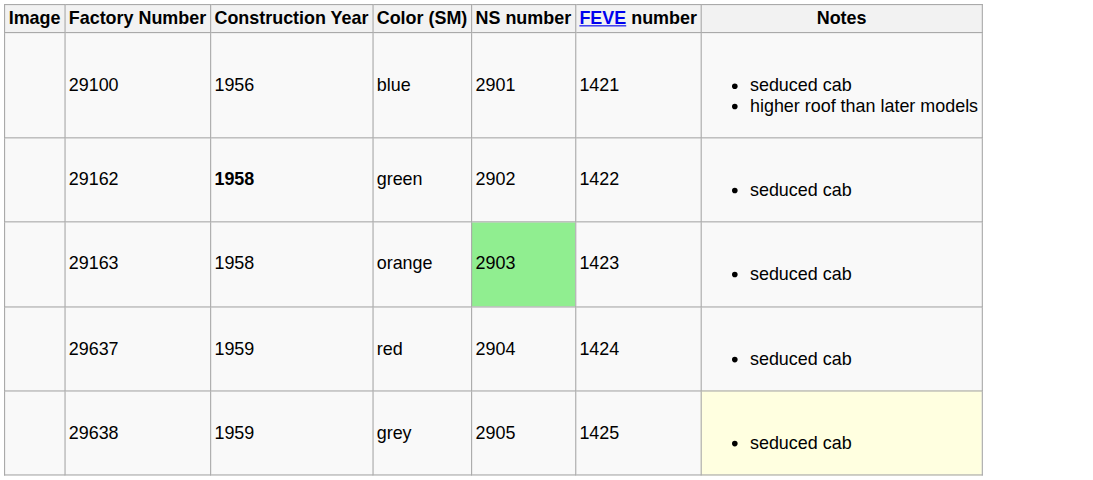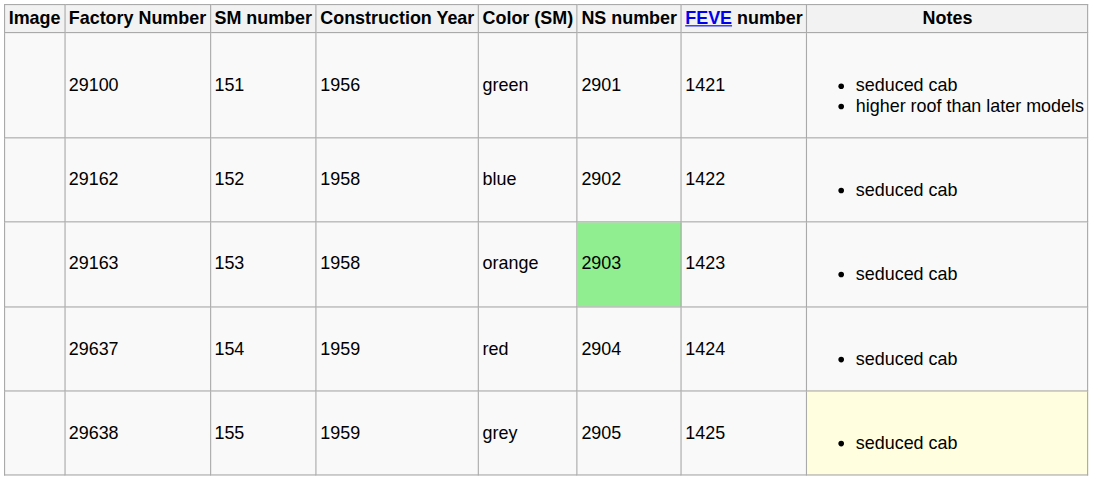+ column: (263, 18)
(394, 85) blue -> (505, 85) green
(234, 179) bold -> (340, 179) normal
(400, 179) green -> (499, 179) blue
